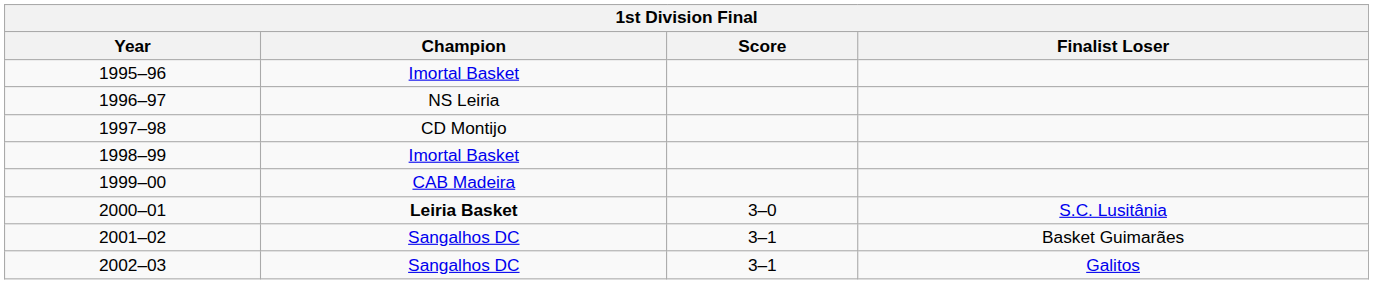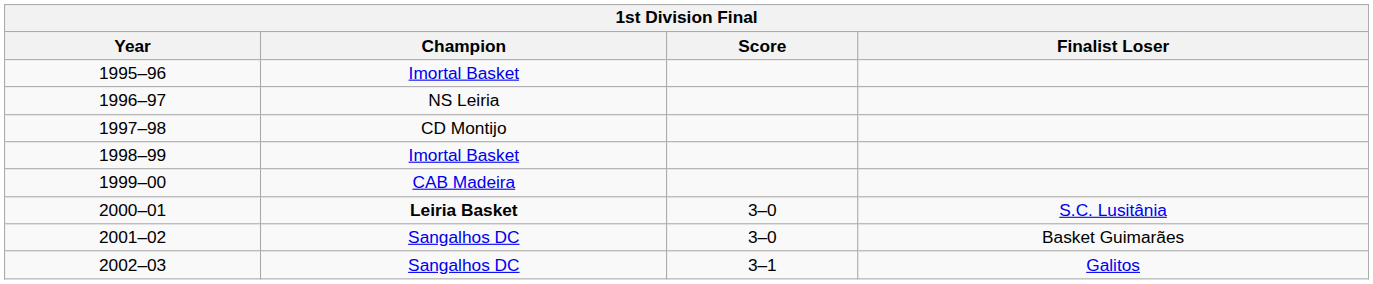(762, 237) 3–1 -> (762, 237) 3–0
